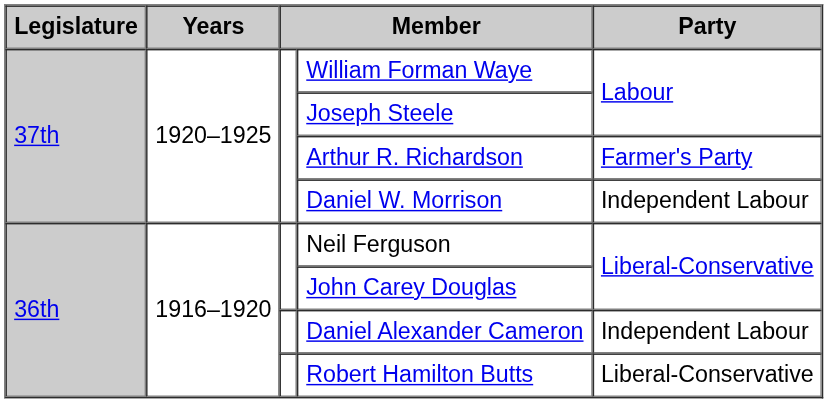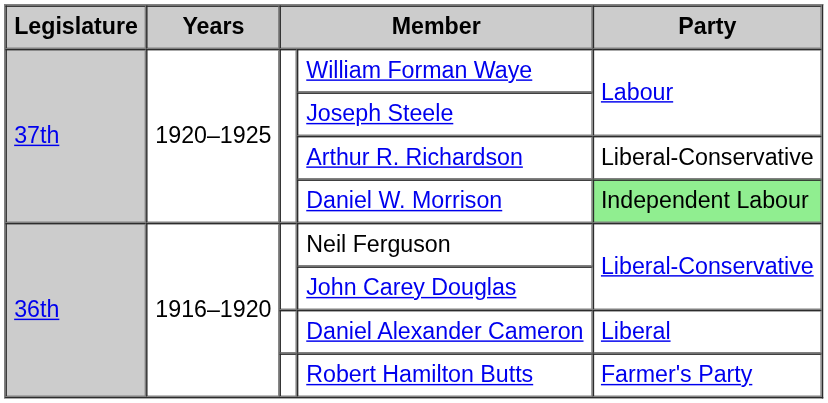(677, 157) Farmer's Party -> (707, 157) Liberal-Conservative
(705, 200) no background -> (705, 200) lightgreen background
(705, 331) Independent Labour -> (636, 331) Liberal
(707, 374) Liberal-Conservative -> (677, 374) Farmer's Party
